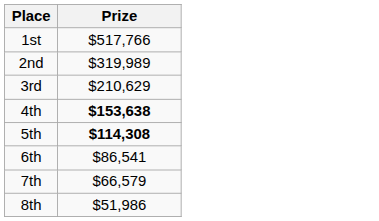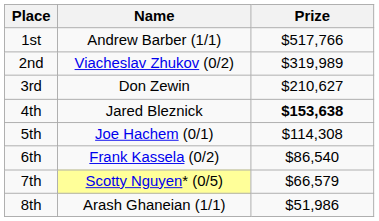+ column: (154, 16)
(119, 87) $210,629 -> (312, 87) $210,627
(119, 134) bold -> (312, 134) normal
(119, 157) $86,541 -> (312, 157) $86,540
